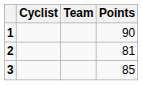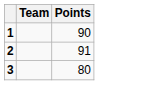- column: (39, 13)
(129, 51) 81 -> (84, 51) 91
(129, 70) 85 -> (84, 70) 80
